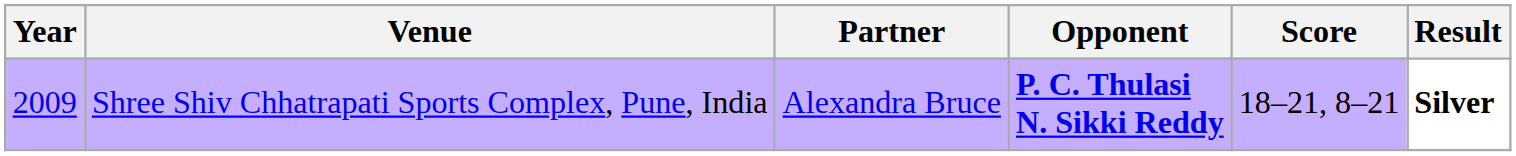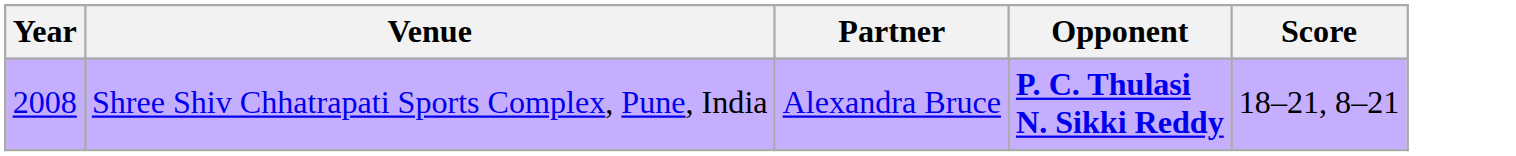- column: (1458, 31)
(45, 103) 2009 -> (45, 103) 2008
